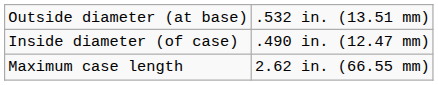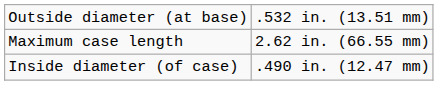rows swapped: (123, 42) <-> (96, 67)
